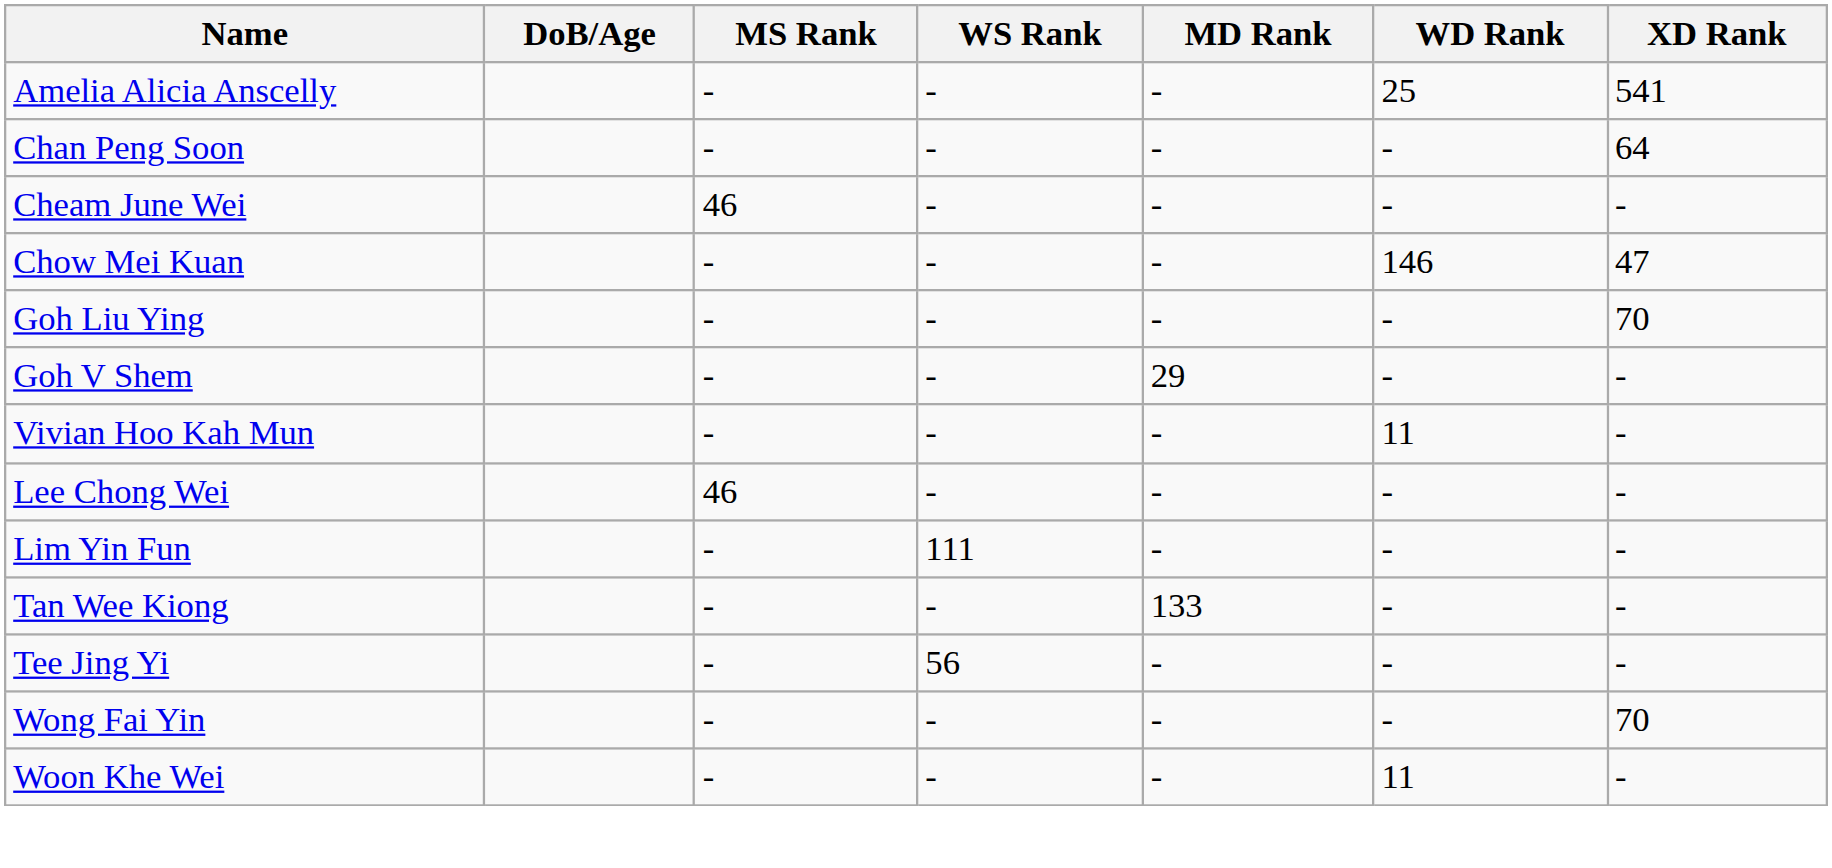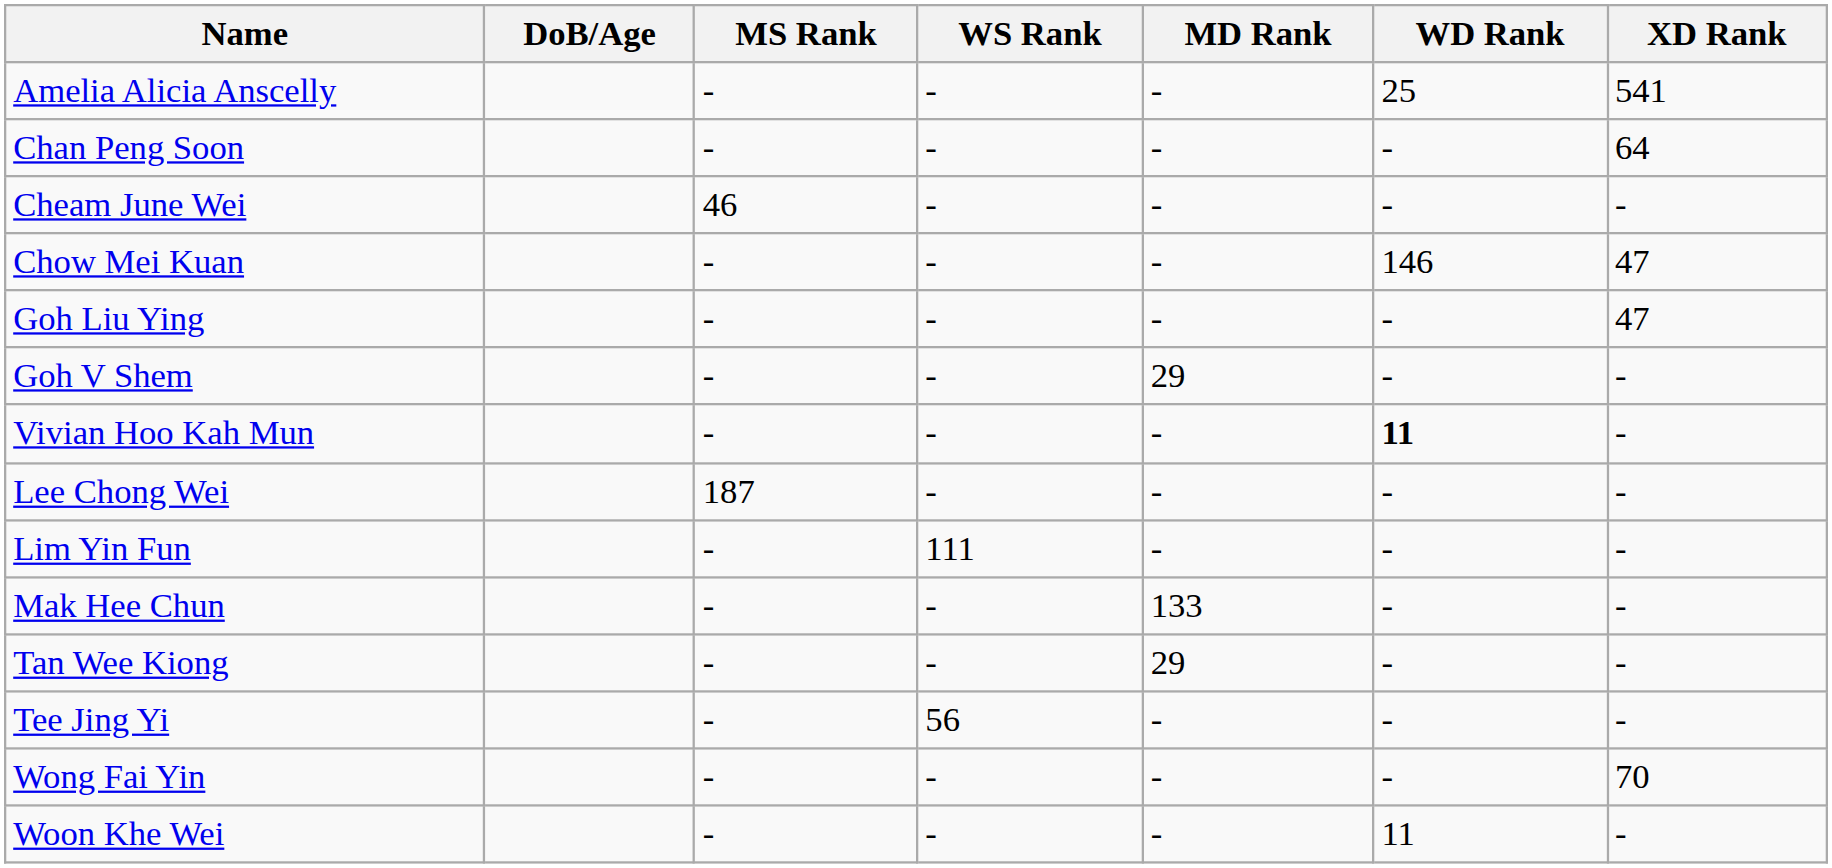(1632, 318) 70 -> (1632, 318) 47
(1398, 433) normal -> (1398, 433) bold
(720, 490) 46 -> (729, 490) 187
+ row: (119, 604)
(1177, 604) 133 -> (1168, 661) 29
